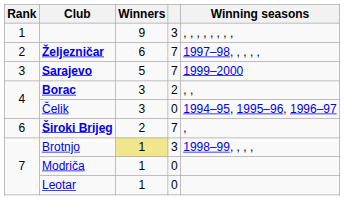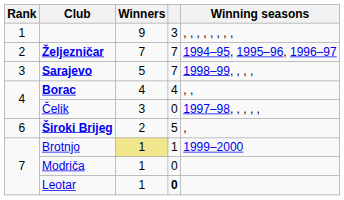(142, 52) 6 -> (142, 52) 7
(222, 52) 1997–98, , , , , -> (260, 52) 1994–95, 1995–96, 1996–97
(213, 71) 1999–2000 -> (218, 71) 1998–99, , , ,
(142, 90) 3 -> (142, 90) 4
(174, 90) 2 -> (174, 90) 4
(260, 109) 1994–95, 1995–96, 1996–97 -> (222, 109) 1997–98, , , , ,
(174, 128) 7 -> (174, 128) 5
(174, 147) 3 -> (174, 147) 1
(218, 147) 1998–99, , , , -> (213, 147) 1999–2000
(174, 185) normal -> (174, 185) bold
